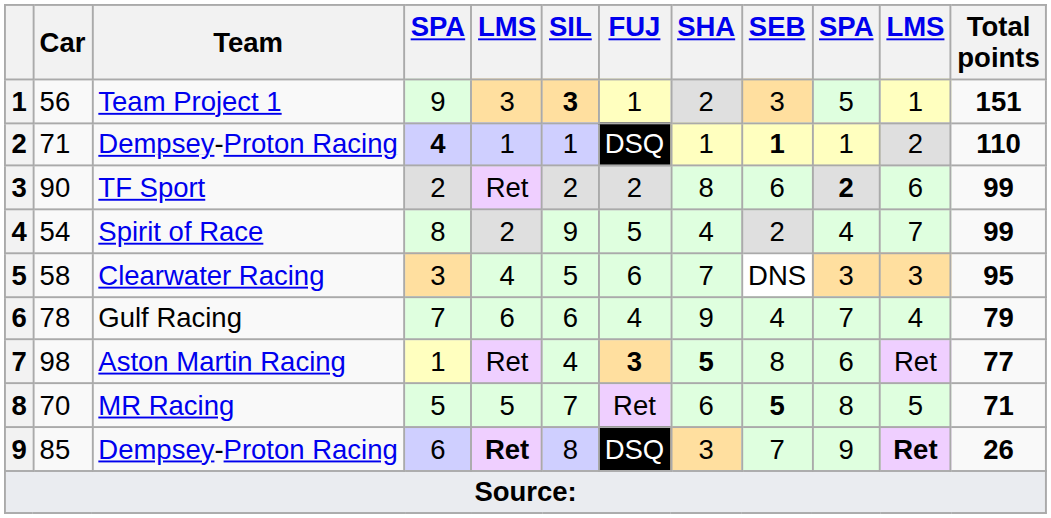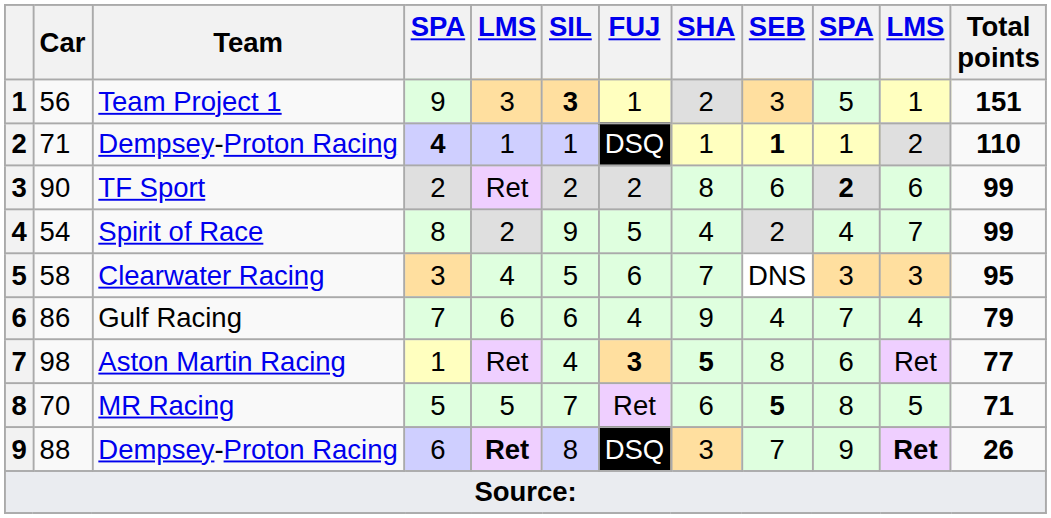(55, 318) 78 -> (55, 318) 86
(55, 449) 85 -> (55, 449) 88
